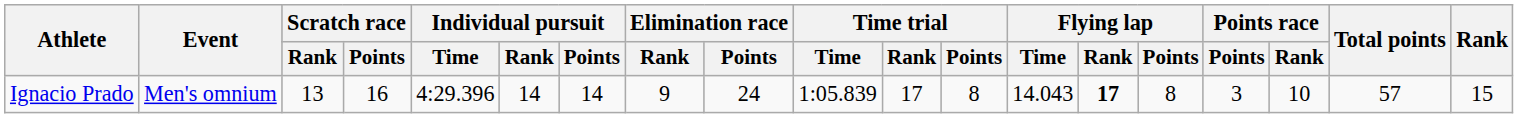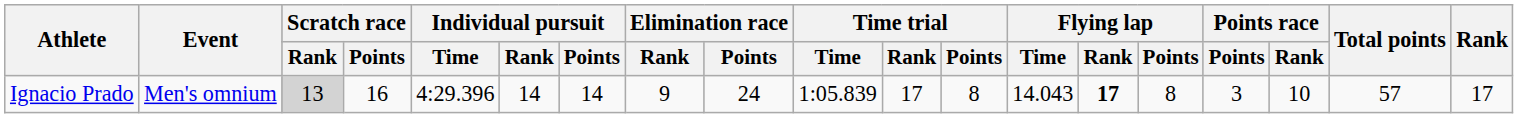(312, 94) no background -> (312, 94) lightgrey background
(1482, 94) 15 -> (1482, 94) 17
